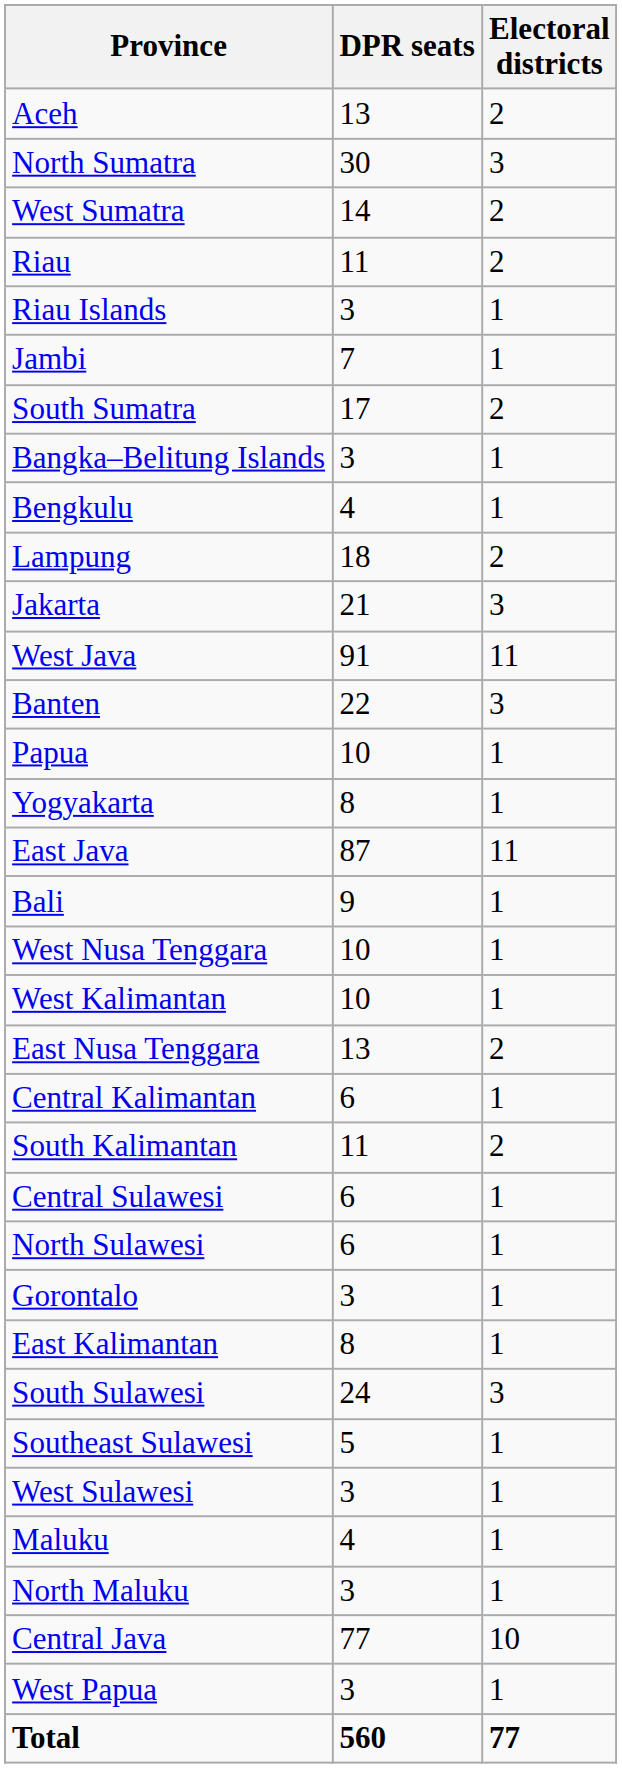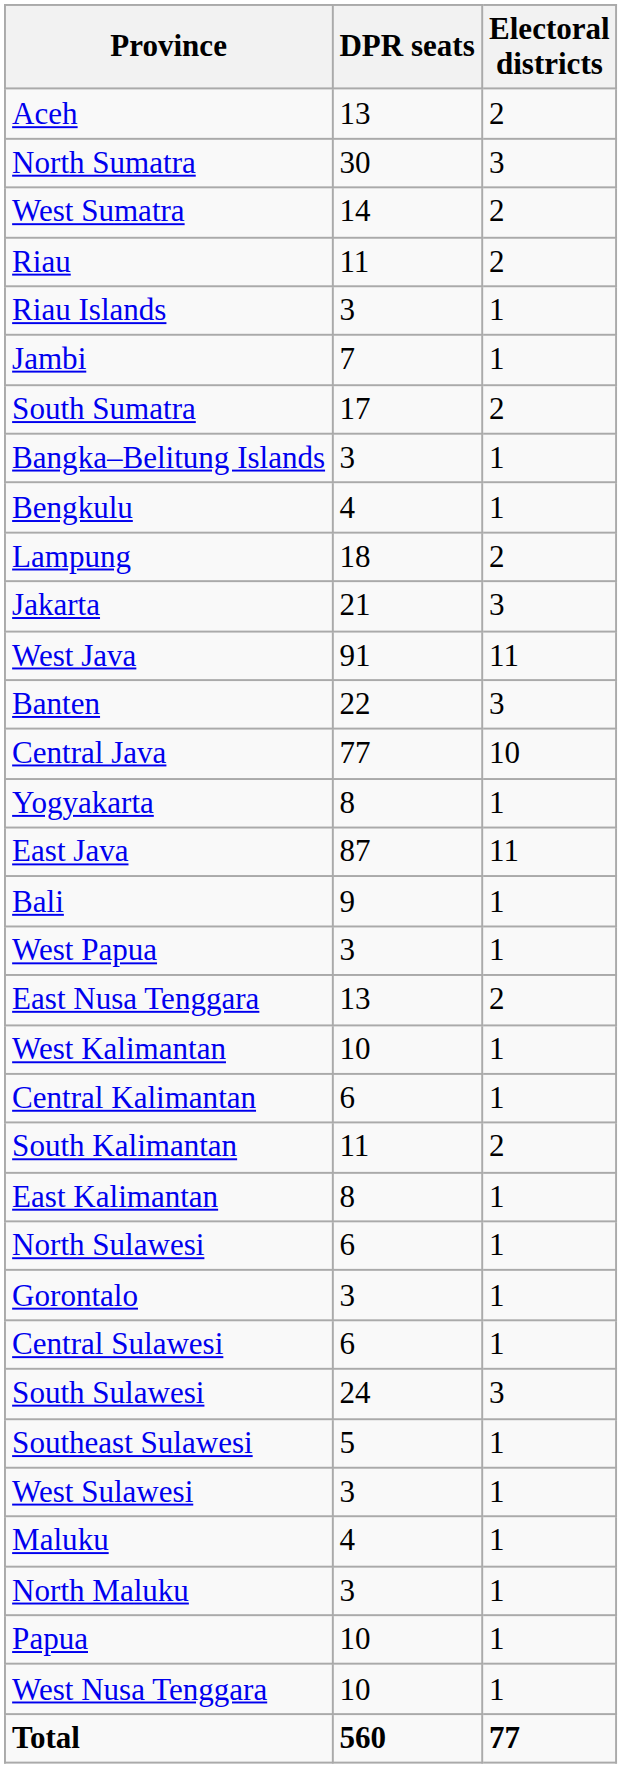rows swapped: (89, 1639) <-> (50, 753)
rows swapped: (140, 950) <-> (85, 1688)
rows swapped: (136, 1048) <-> (119, 999)
rows swapped: (115, 1343) <-> (118, 1196)
